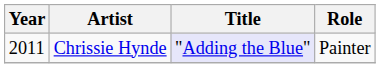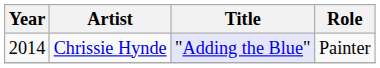(27, 47) 2011 -> (27, 47) 2014
